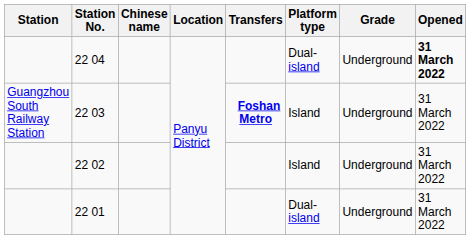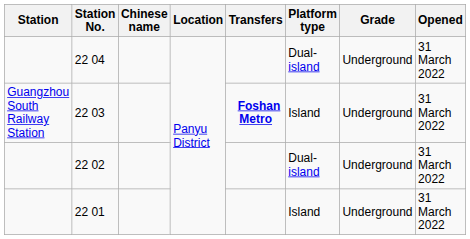(436, 60) bold -> (435, 60) normal
(304, 165) Island -> (304, 165) Dual-island
(304, 211) Dual-island -> (304, 211) Island
